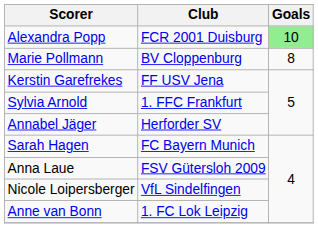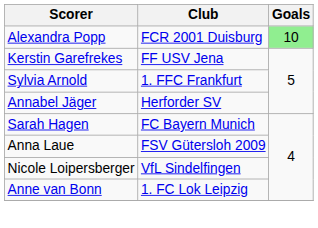- row: (55, 59)
